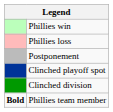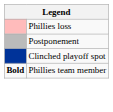- row: (50, 26)
- row: (60, 85)
